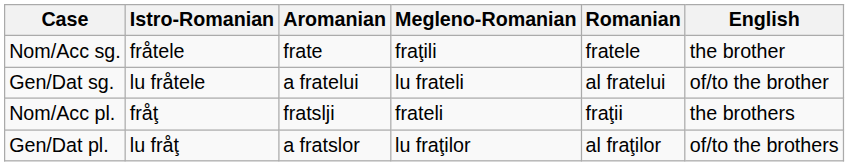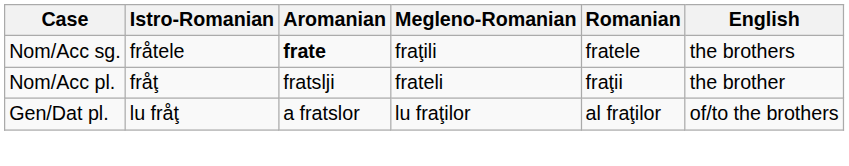(303, 51) normal -> (305, 51) bold
(737, 51) the brother -> (742, 51) the brothers
- row: (62, 82)
(742, 113) the brothers -> (737, 82) the brother
